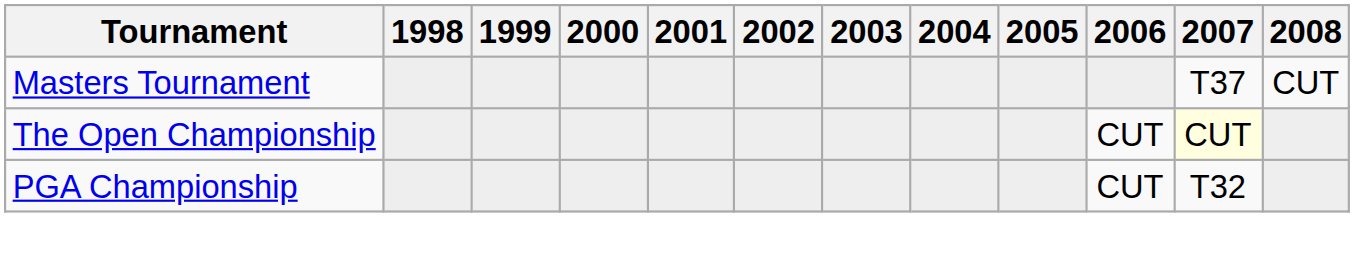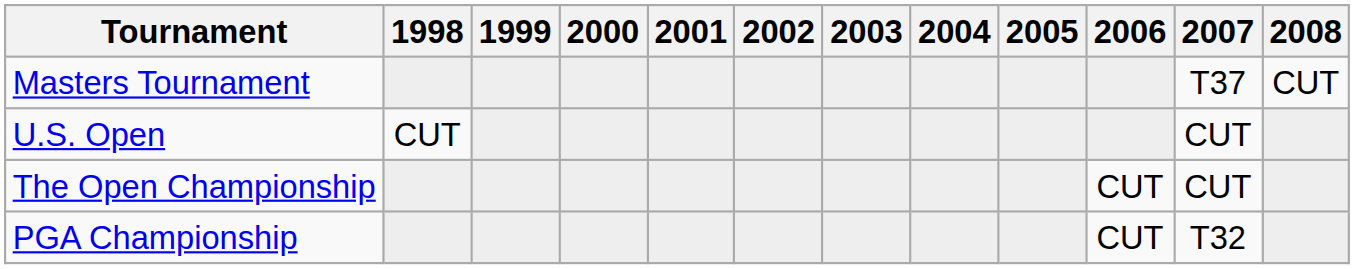+ row: (89, 135)
(1218, 135) lightyellow background -> (1218, 186) no background
